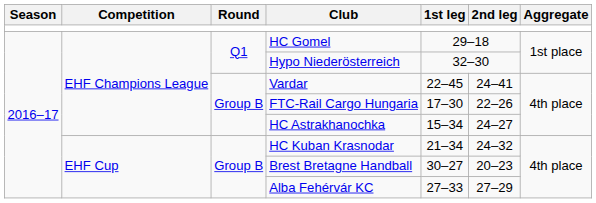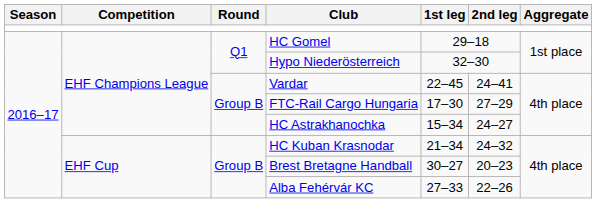(495, 104) 22–26 -> (495, 104) 27–29
(495, 187) 27–29 -> (495, 187) 22–26
